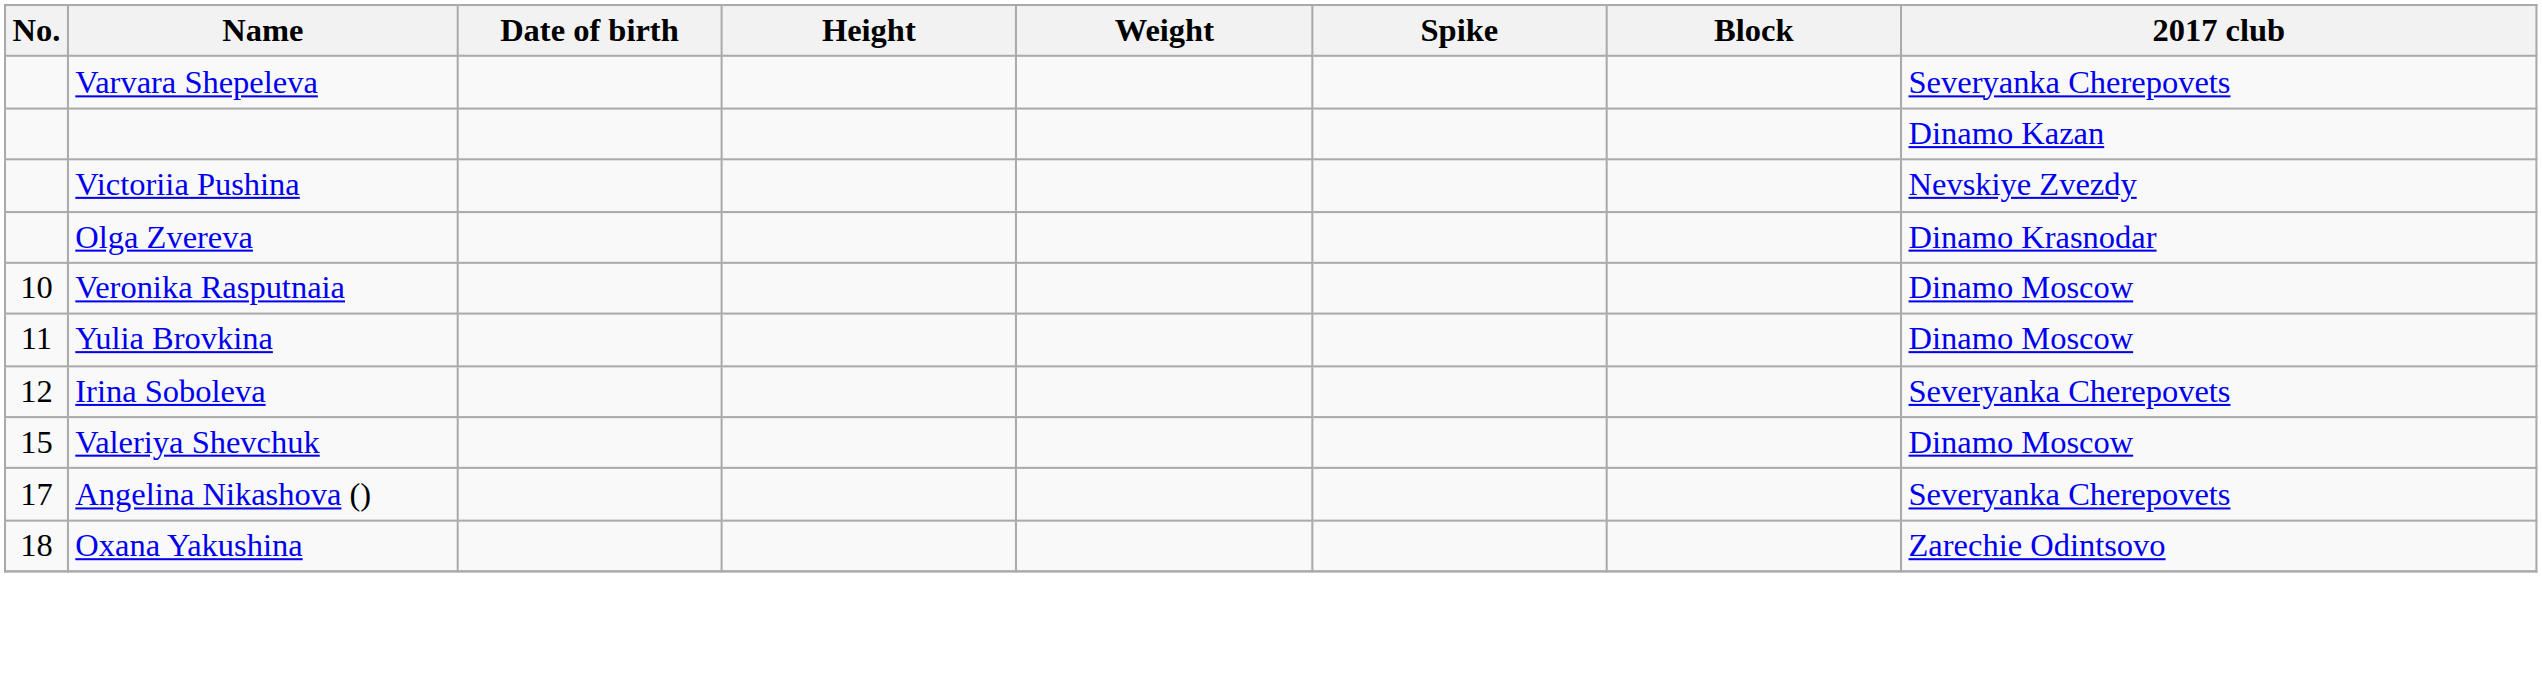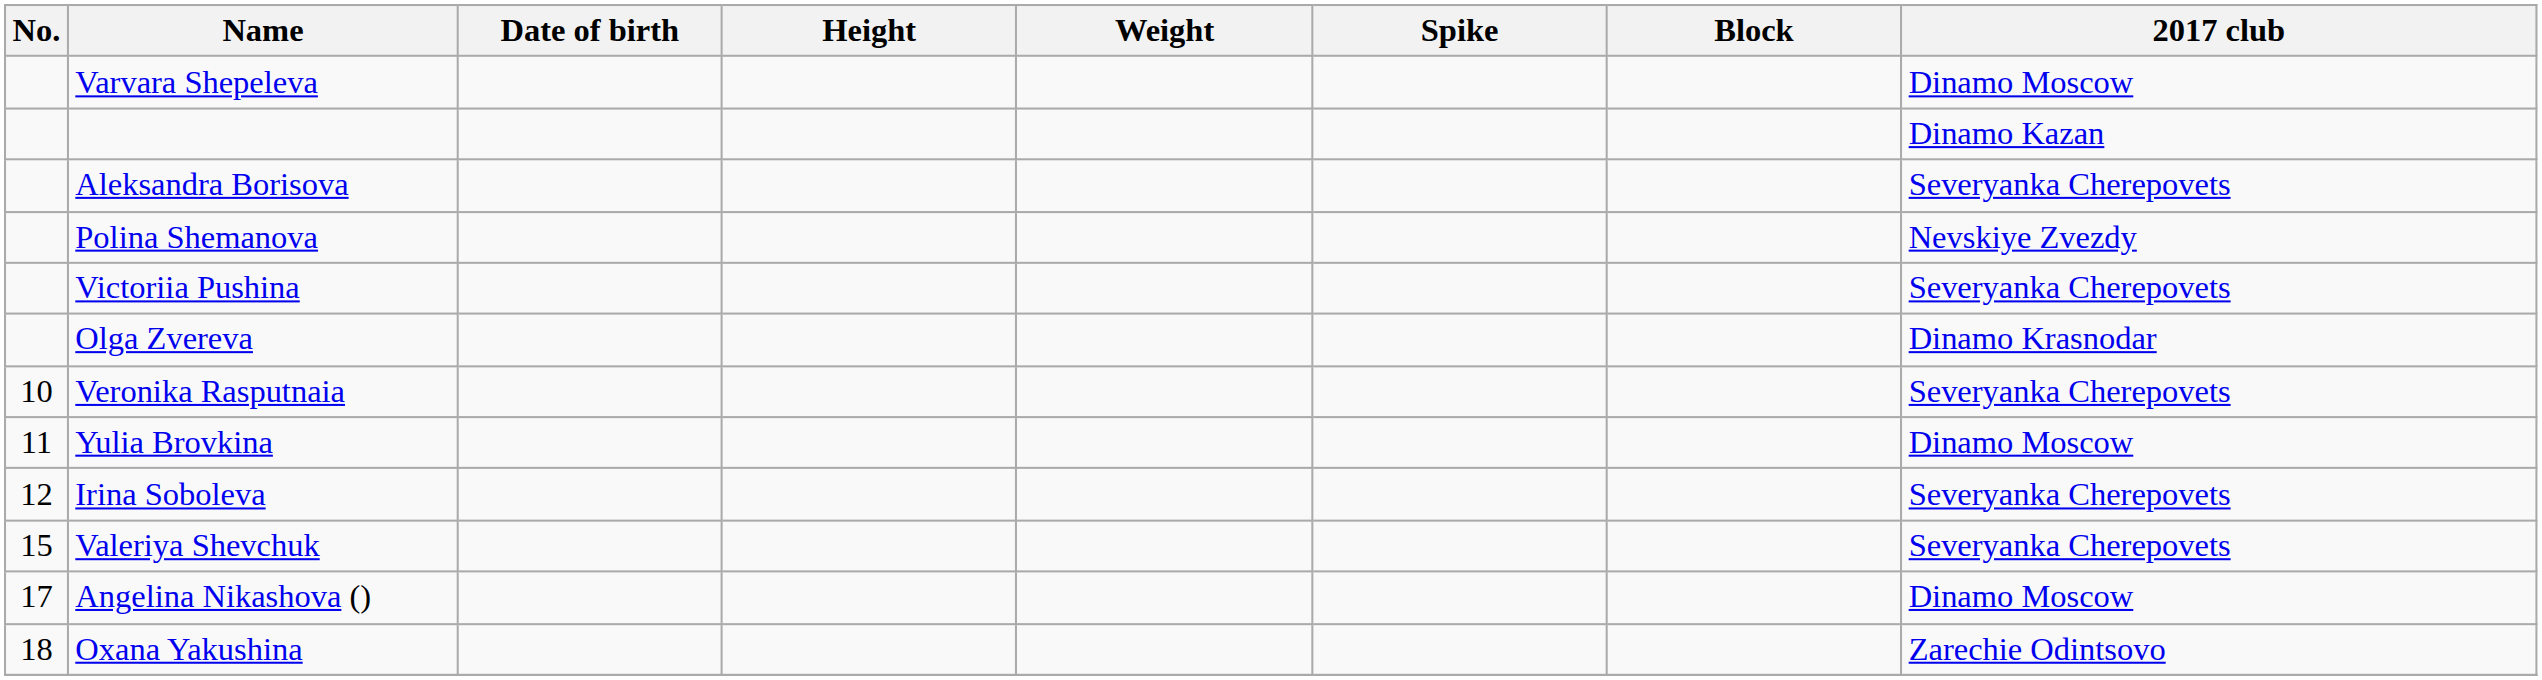(2070, 81) Severyanka Cherepovets -> (2021, 81) Dinamo Moscow
+ row: (36, 185)
+ row: (36, 237)
(2023, 184) Nevskiye Zvezdy -> (2070, 287) Severyanka Cherepovets
(2021, 287) Dinamo Moscow -> (2070, 390) Severyanka Cherepovets
(2021, 442) Dinamo Moscow -> (2070, 545) Severyanka Cherepovets
(2070, 493) Severyanka Cherepovets -> (2021, 596) Dinamo Moscow
